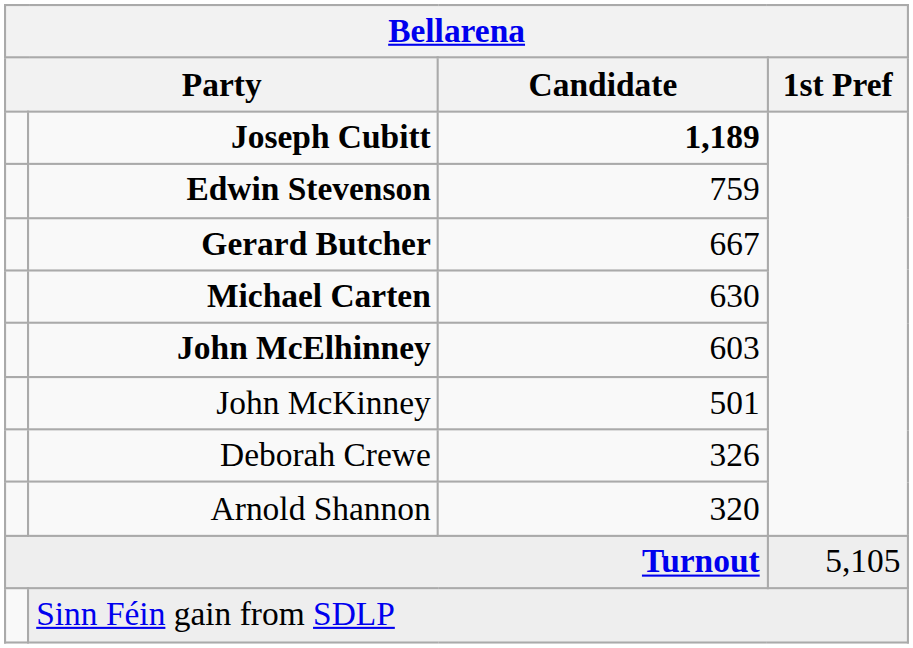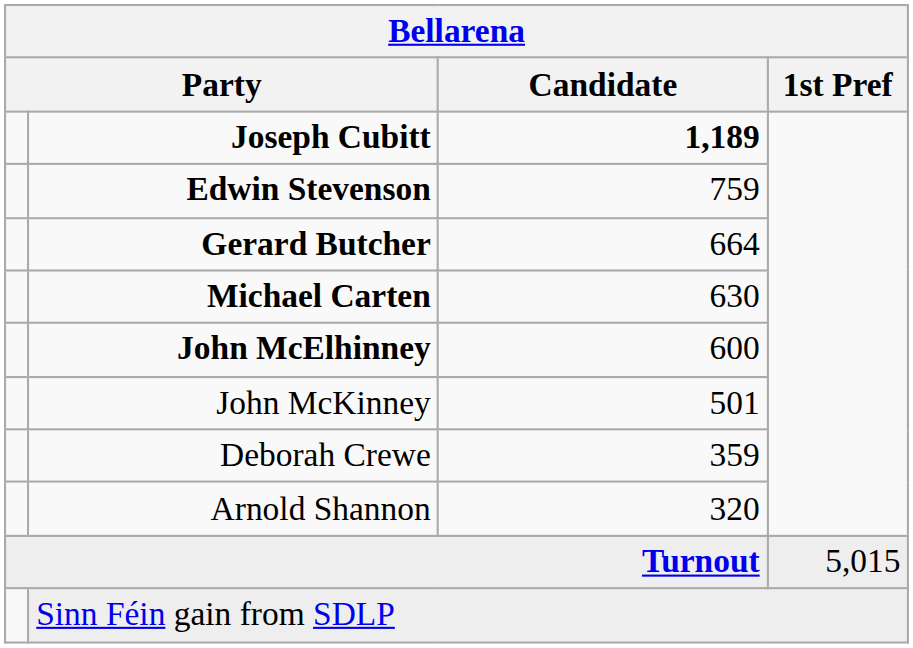(735, 243) 667 -> (735, 243) 664
(735, 349) 603 -> (735, 349) 600
(735, 455) 326 -> (735, 455) 359
(863, 561) 5,105 -> (863, 561) 5,015
